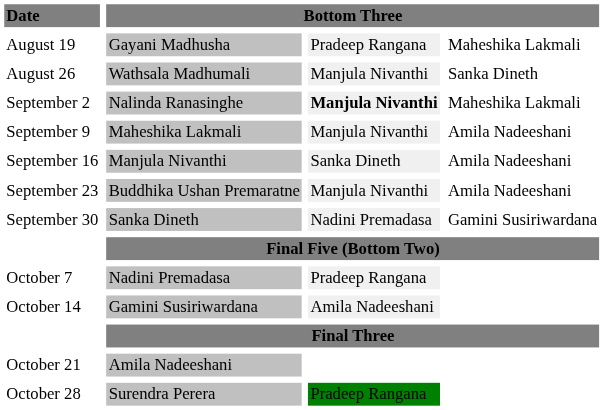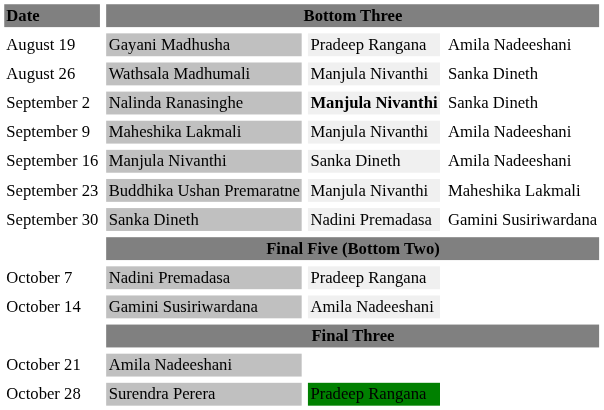(514, 44) Maheshika Lakmali -> (510, 44) Amila Nadeeshani
(514, 103) Maheshika Lakmali -> (493, 103) Sanka Dineth
(510, 190) Amila Nadeeshani -> (514, 190) Maheshika Lakmali
